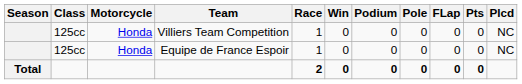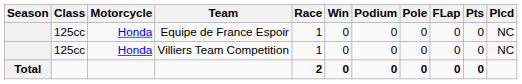rows swapped: (225, 50) <-> (223, 32)
